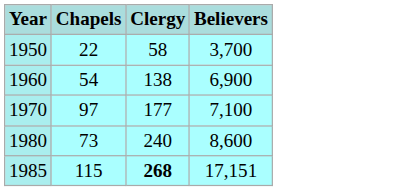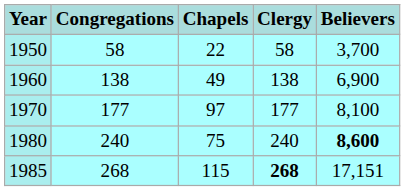+ column: (115, 19)
(89, 79) 54 -> (216, 79) 49
(231, 110) 7,100 -> (358, 110) 8,100
(89, 140) 73 -> (216, 140) 75
(231, 140) normal -> (358, 140) bold
